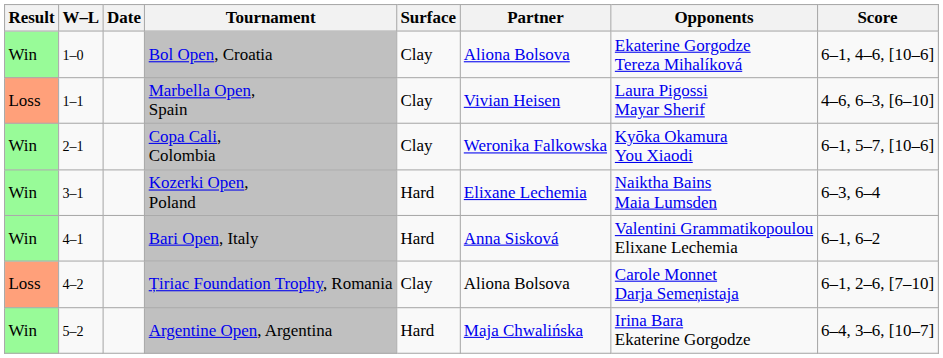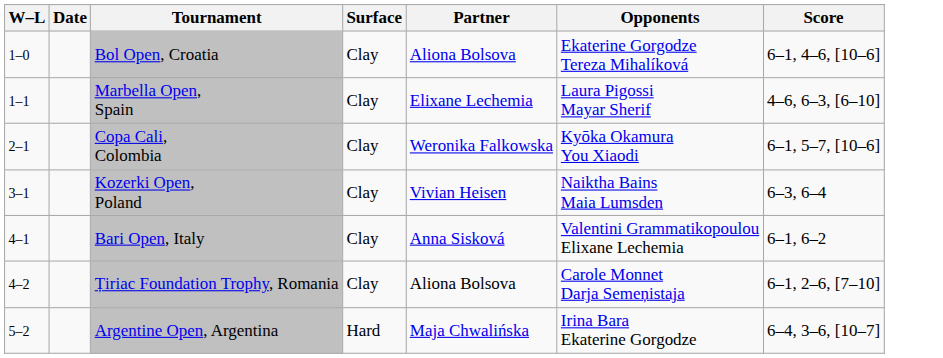- column: (32, 17)
(512, 100) Vivian Heisen -> (471, 100) Elixane Lechemia
(417, 192) Hard -> (362, 192) Clay
(525, 192) Elixane Lechemia -> (458, 192) Vivian Heisen
(417, 238) Hard -> (362, 238) Clay
